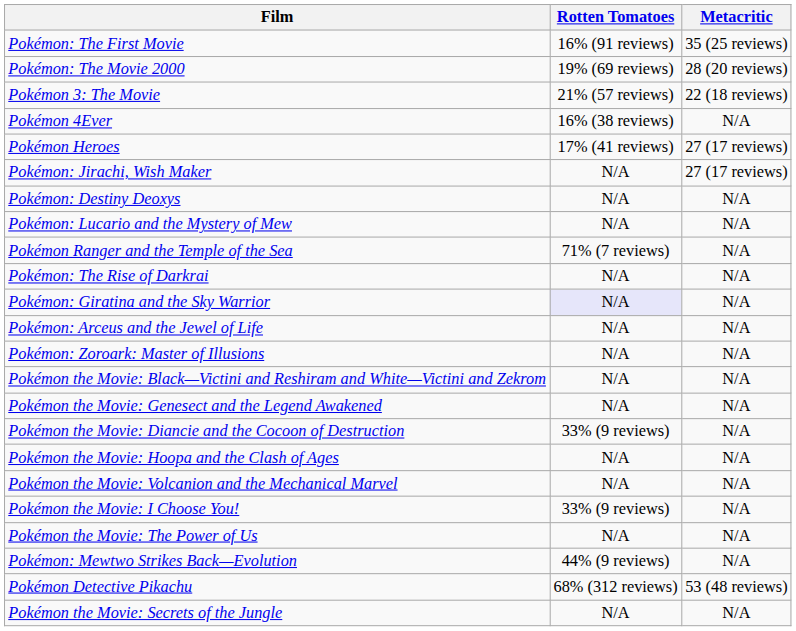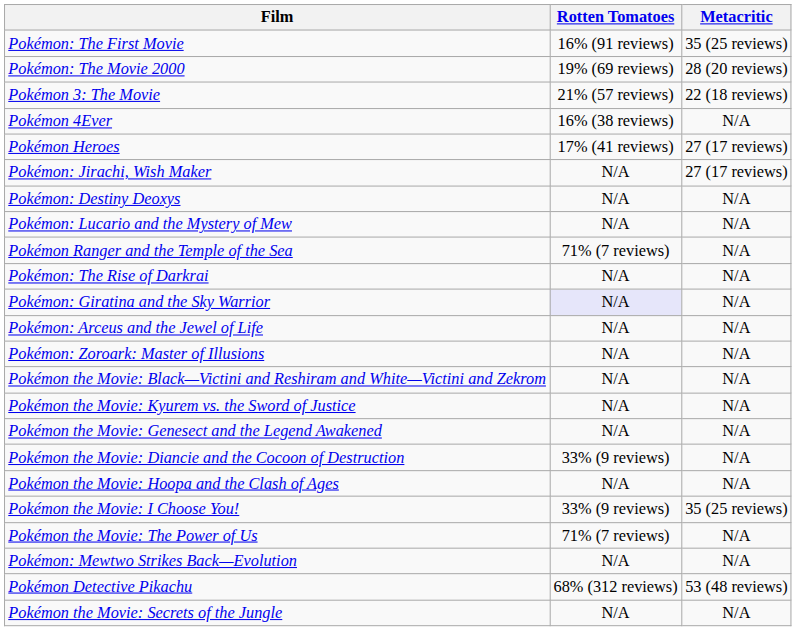+ row: (182, 405)
- row: (203, 483)
(736, 509) N/A -> (736, 509) 35 (25 reviews)
(616, 535) N/A -> (616, 535) 71% (7 reviews)
(616, 560) 44% (9 reviews) -> (616, 560) N/A
